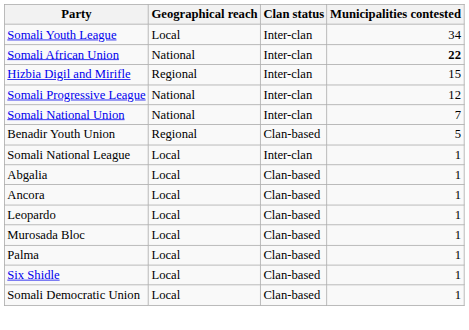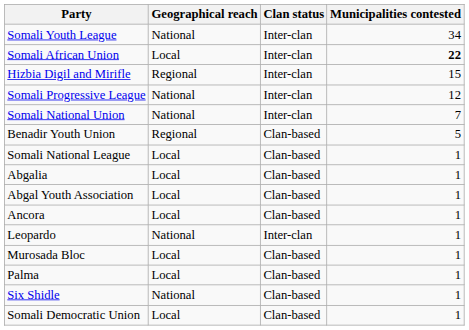(166, 34) Local -> (173, 34) National
(173, 54) National -> (166, 54) Local
(288, 154) Inter-clan -> (292, 154) Clan-based
+ row: (70, 194)
(166, 214) Local -> (173, 235) National
(292, 214) Clan-based -> (288, 235) Inter-clan
(166, 275) Local -> (173, 295) National
